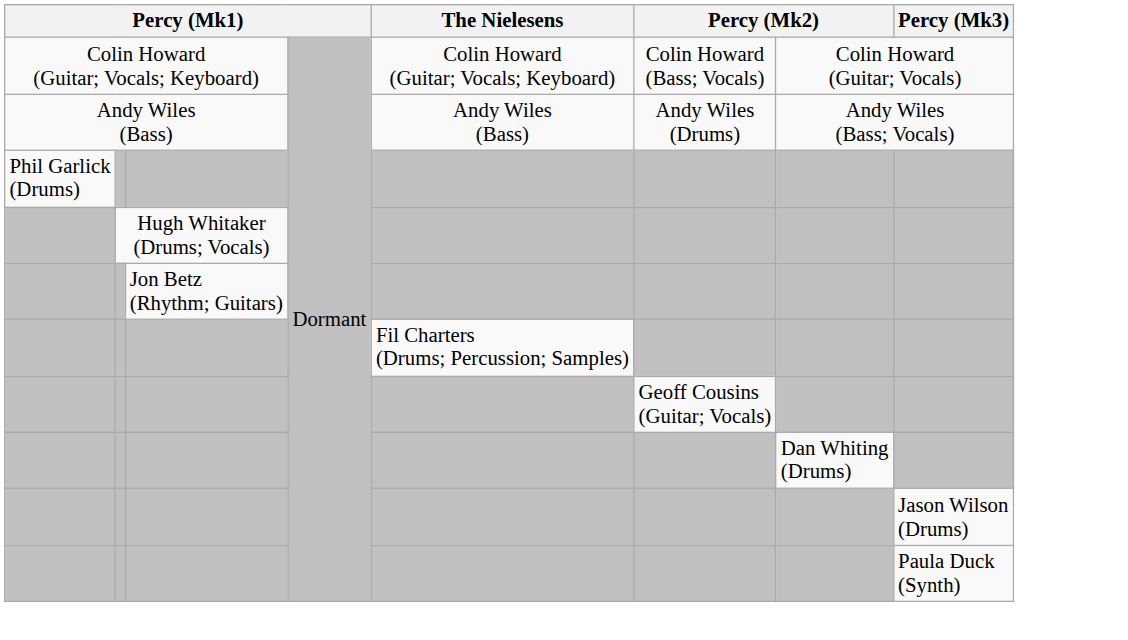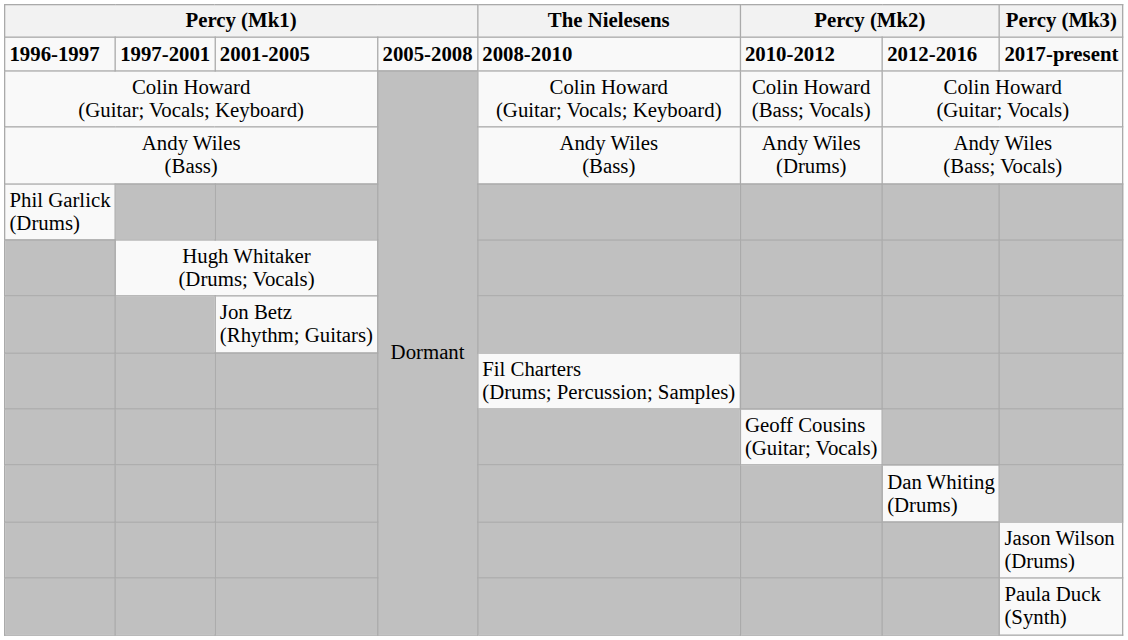+ row: (55, 53)
